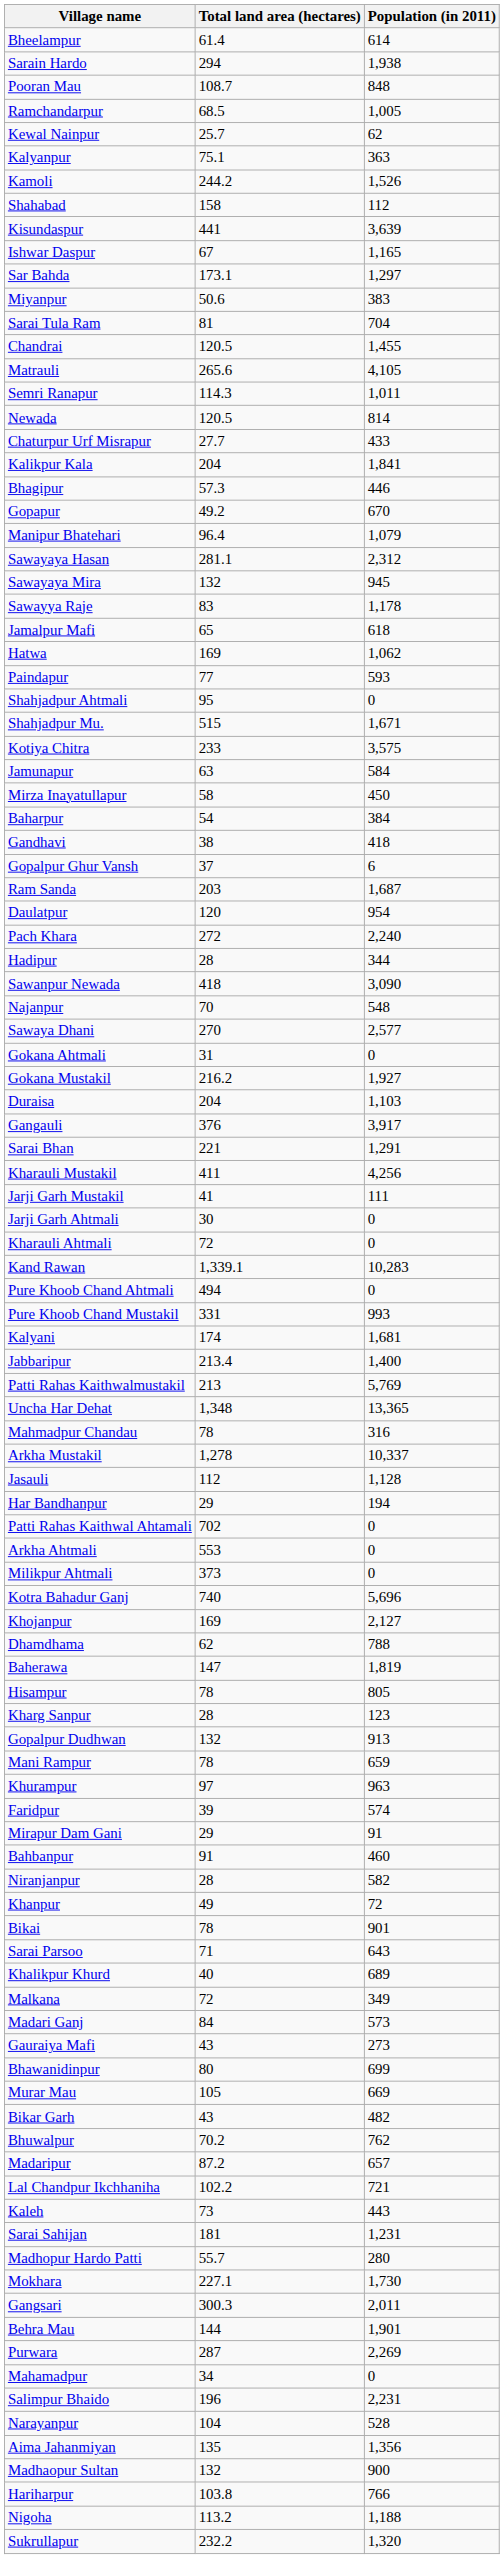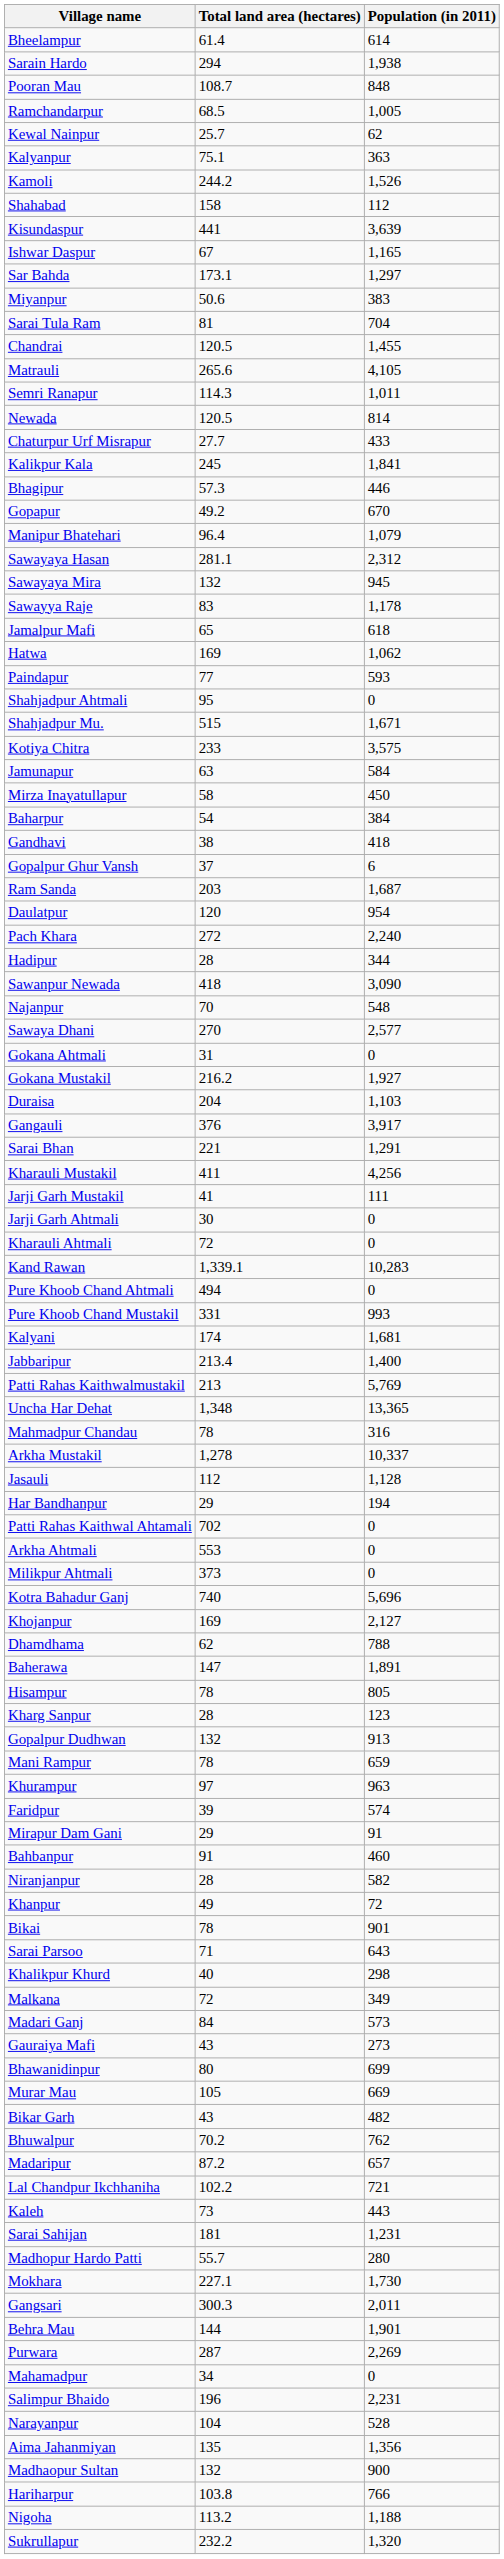(210, 464) 204 -> (210, 464) 245
(384, 1668) 1,819 -> (384, 1668) 1,891
(379, 1974) 689 -> (379, 1974) 298
